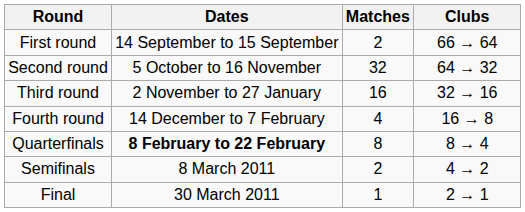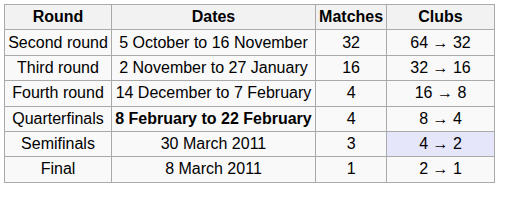- row: (58, 42)
(378, 144) 8 -> (351, 118) 4
(227, 169) 8 March 2011 -> (213, 144) 30 March 2011
(378, 169) 2 -> (351, 144) 3
(467, 169) no background -> (440, 144) lavender background
(227, 194) 30 March 2011 -> (213, 169) 8 March 2011
